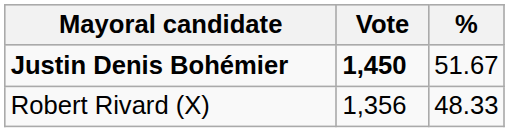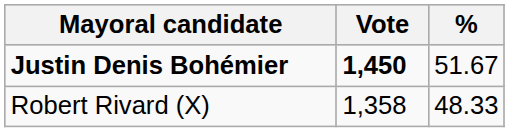(375, 106) 1,356 -> (375, 106) 1,358
